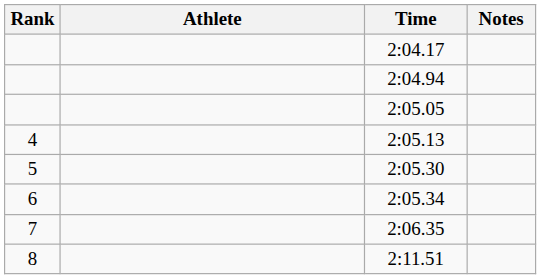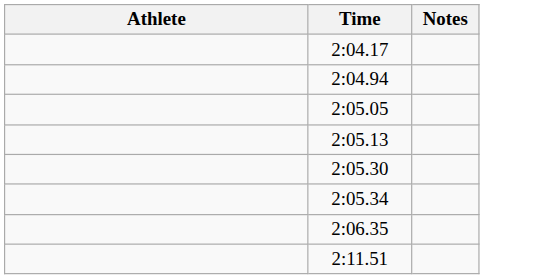- column: (33, 19)
